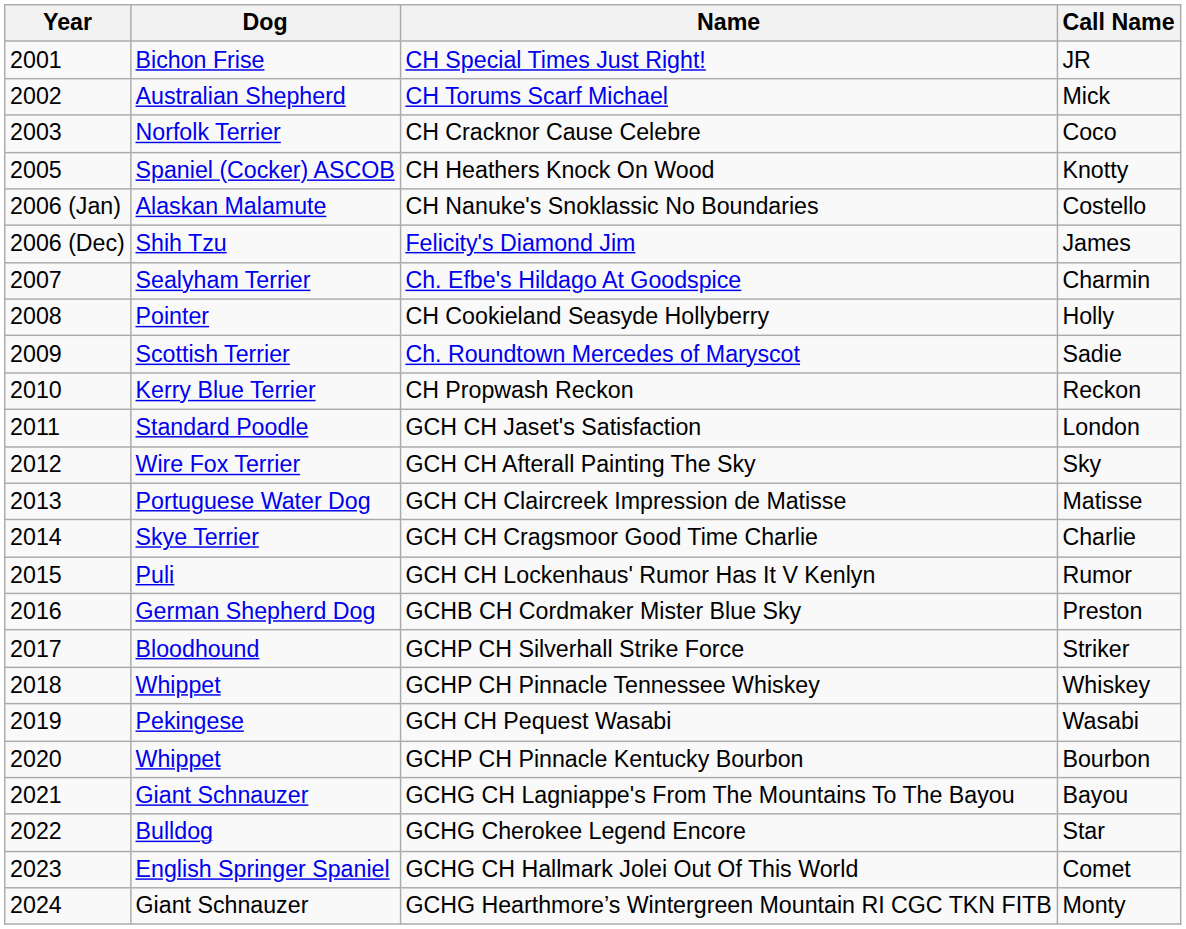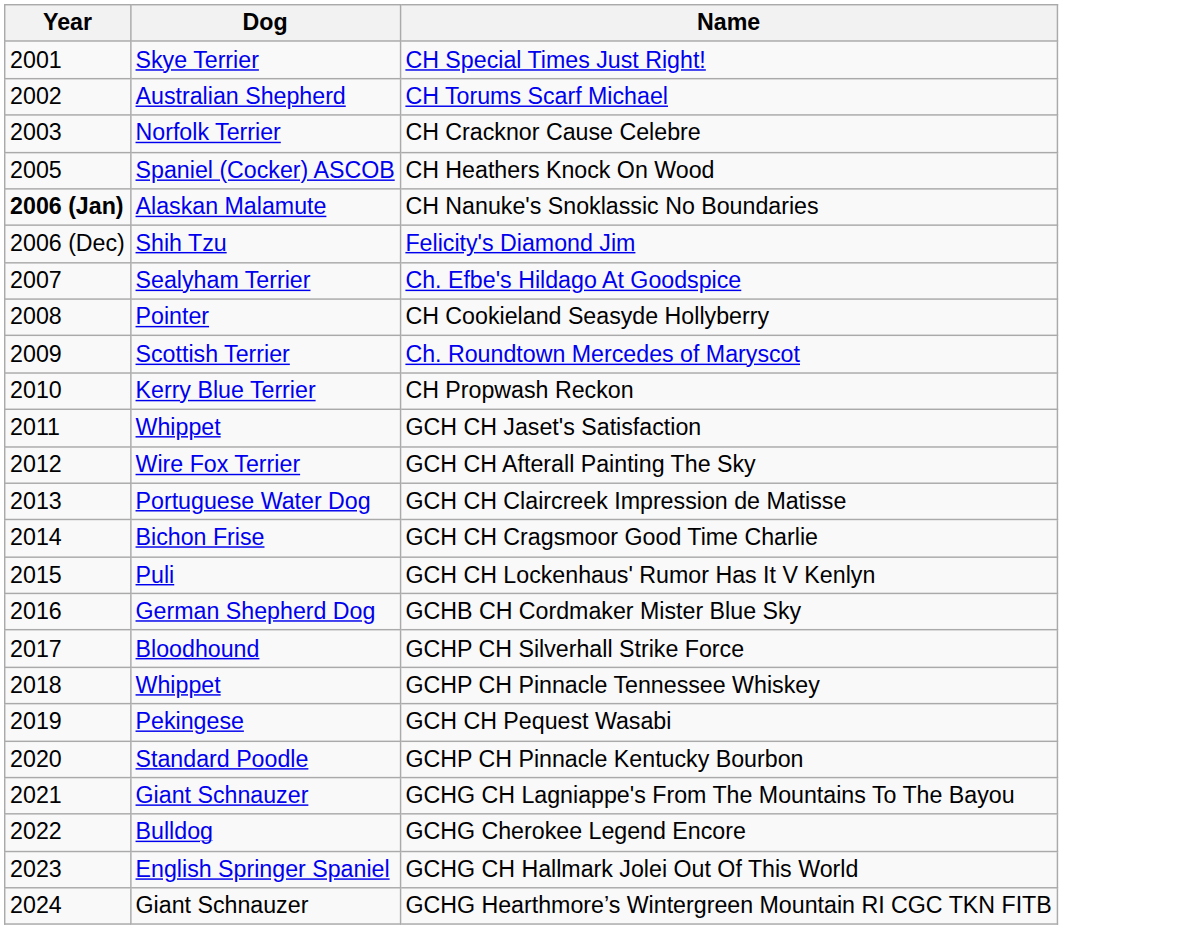- column: (1119, 22)
(200, 59) Bichon Frise -> (197, 59) Skye Terrier
(66, 206) normal -> (67, 206) bold
(222, 427) Standard Poodle -> (178, 427) Whippet
(197, 538) Skye Terrier -> (200, 538) Bichon Frise
(178, 758) Whippet -> (222, 758) Standard Poodle
